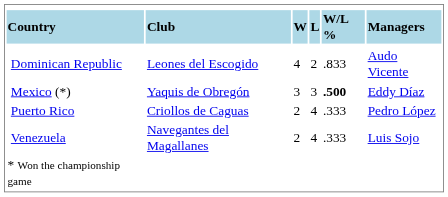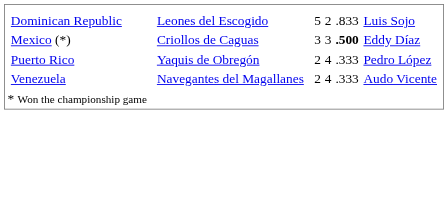- row: (32, 26)
(297, 63) 4 -> (318, 20) 5
(388, 63) Audo Vicente -> (389, 20) Luis Sojo
(198, 91) Yaquis de Obregón -> (208, 40) Criollos de Caguas
(198, 110) Criollos de Caguas -> (208, 59) Yaquis de Obregón
(393, 137) Luis Sojo -> (400, 78) Audo Vicente
